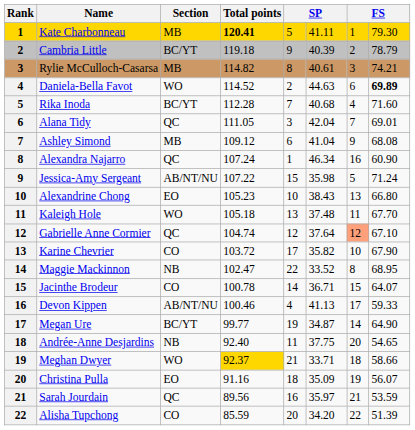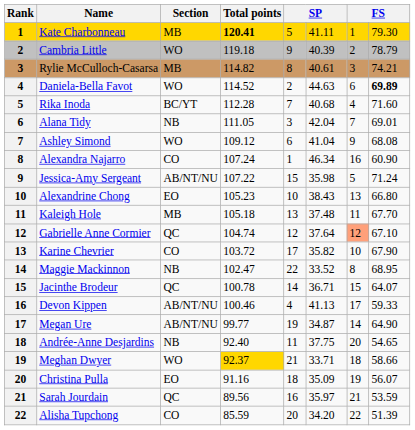(180, 50) BC/YT -> (173, 50) WO
(171, 123) QC -> (171, 123) NB
(172, 141) MB -> (173, 141) WO
(171, 159) QC -> (171, 159) CO
(173, 214) WO -> (172, 214) MB
(171, 287) CO -> (171, 287) QC
(180, 324) BC/YT -> (191, 324) AB/NT/NU
